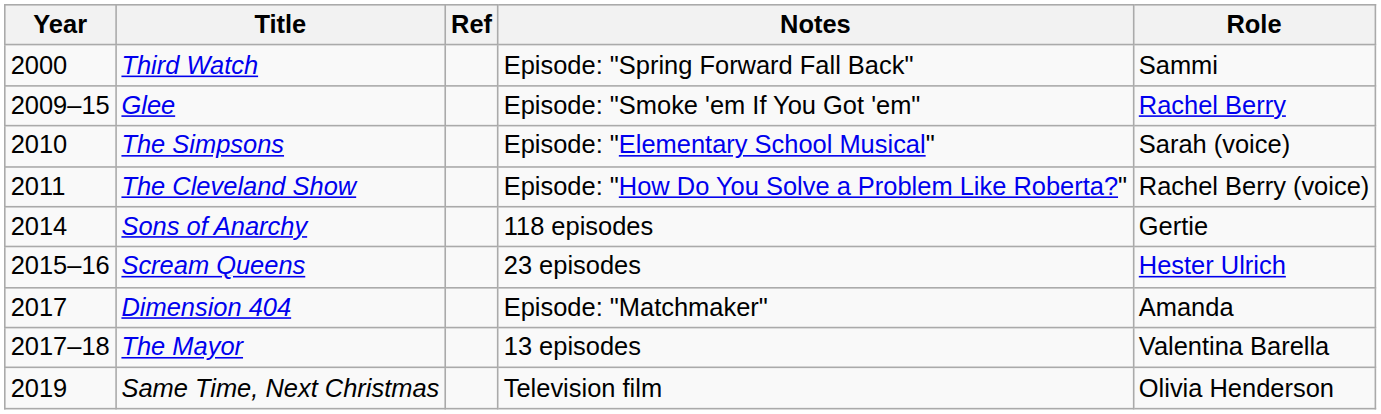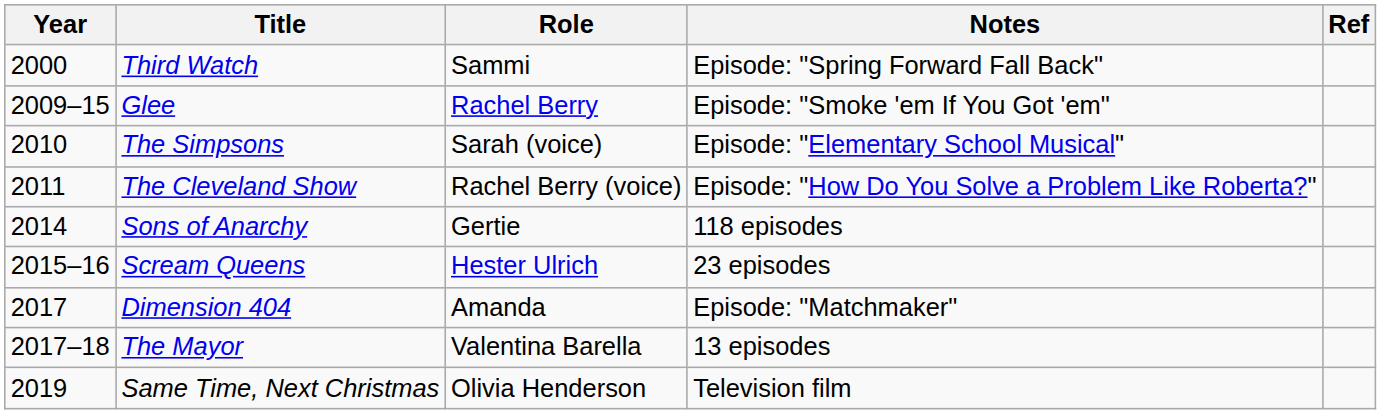columns swapped: (1254, 24) <-> (472, 24)
